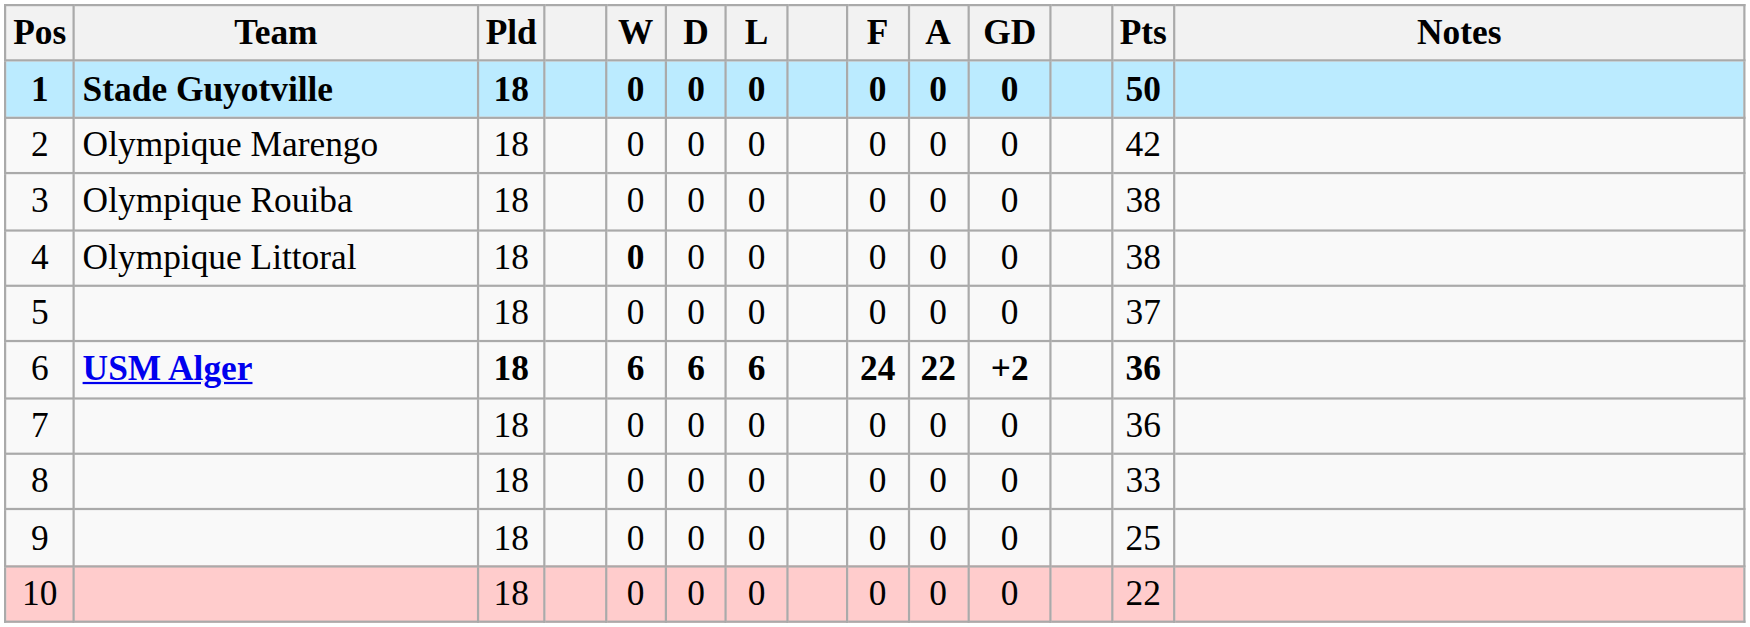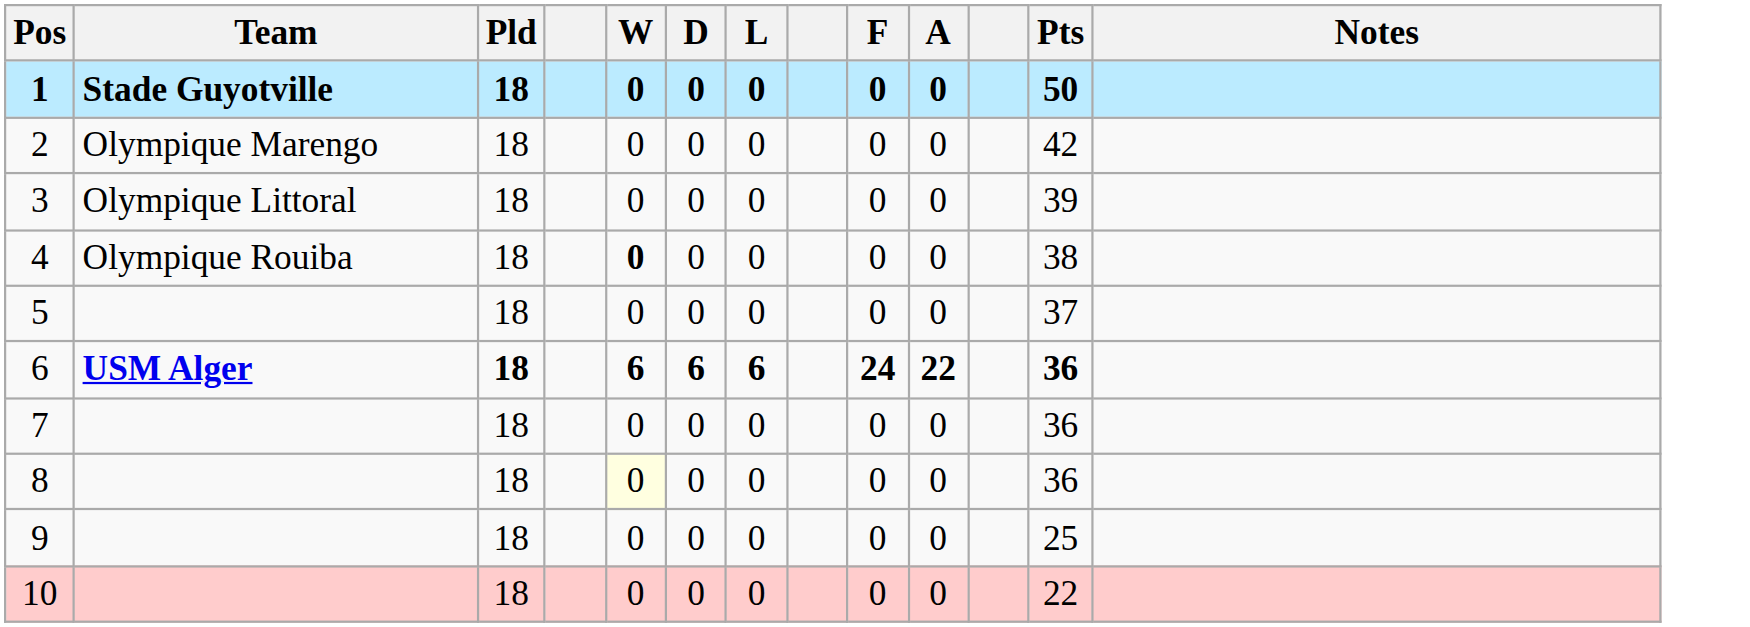- column: (1010, 32)
(218, 200) Olympique Rouiba -> (220, 200) Olympique Littoral
(1143, 200) 38 -> (1061, 200) 39
(220, 256) Olympique Littoral -> (218, 256) Olympique Rouiba
(636, 481) no background -> (636, 481) lightyellow background
(1143, 481) 33 -> (1061, 481) 36
